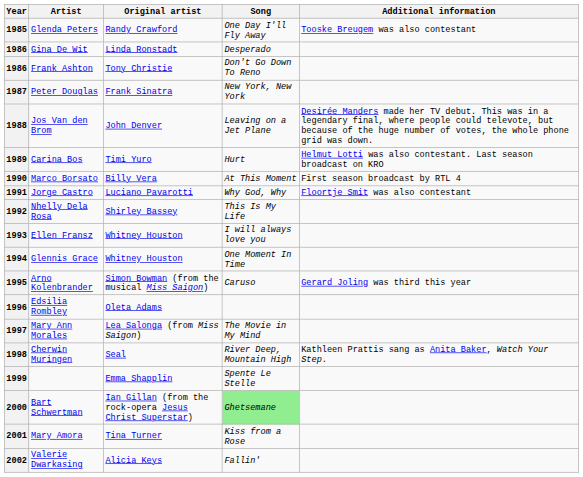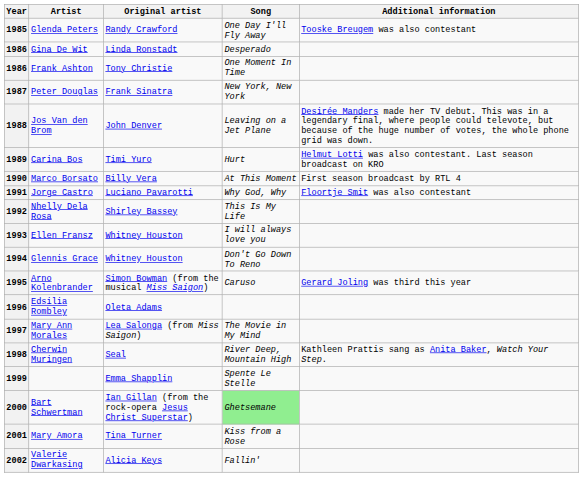(258, 68) Don't Go Down To Reno -> (258, 68) One Moment In Time
(258, 259) One Moment In Time -> (258, 259) Don't Go Down To Reno
